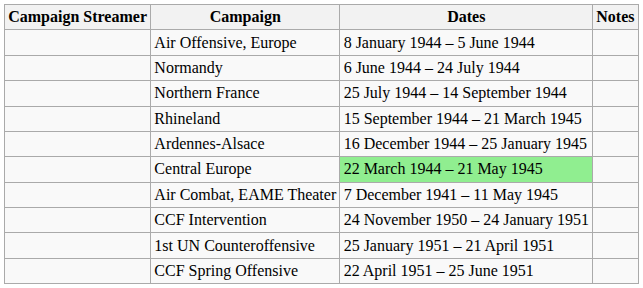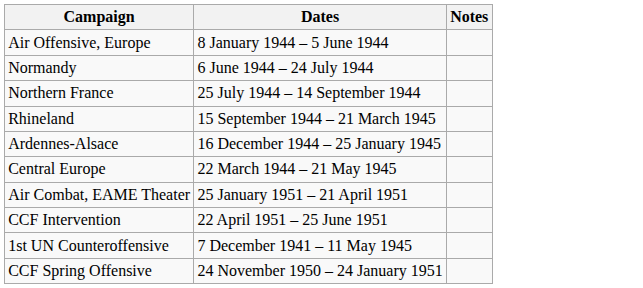- column: (78, 17)
(443, 169) lightgreen background -> (297, 169) no background
(451, 194) 7 December 1941 – 11 May 1945 -> (303, 194) 25 January 1951 – 21 April 1951
(466, 220) 24 November 1950 – 24 January 1951 -> (293, 220) 22 April 1951 – 25 June 1951
(449, 245) 25 January 1951 – 21 April 1951 -> (305, 245) 7 December 1941 – 11 May 1945
(439, 270) 22 April 1951 – 25 June 1951 -> (320, 270) 24 November 1950 – 24 January 1951
